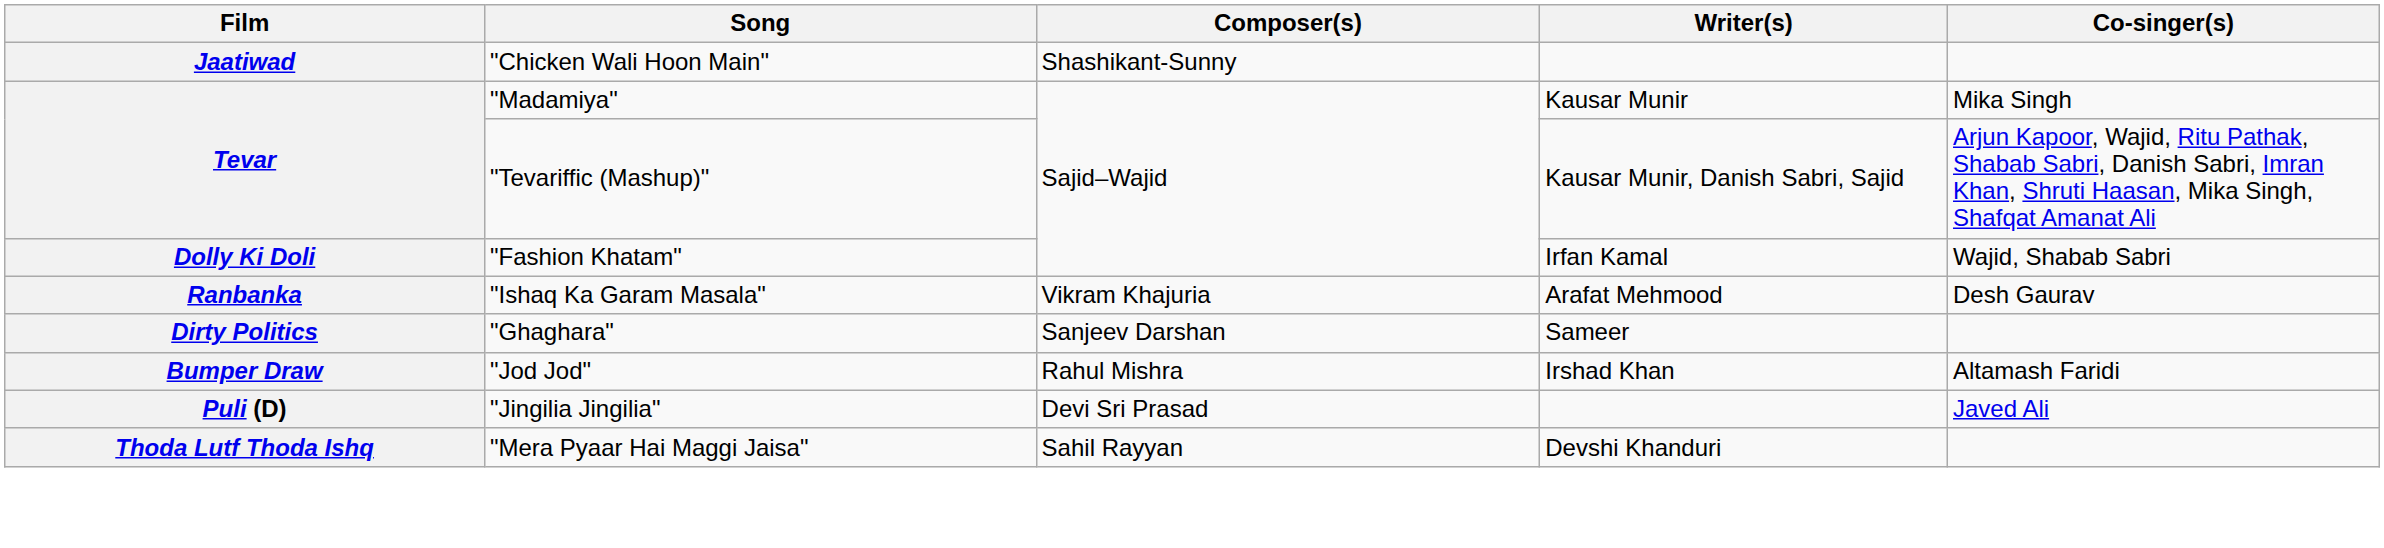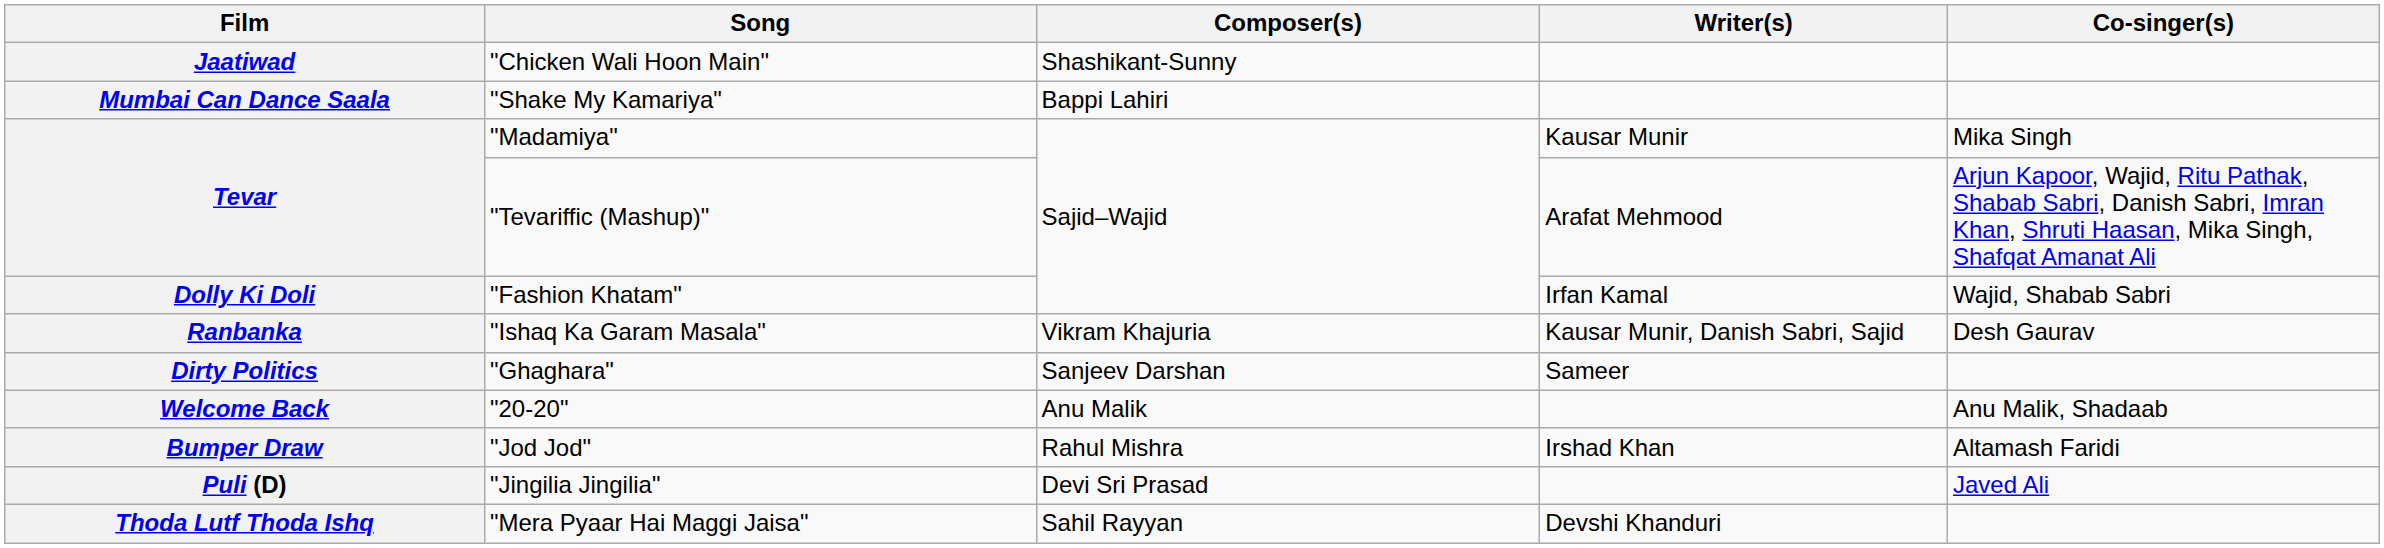+ row: (245, 99)
(1725, 178) Kausar Munir, Danish Sabri, Sajid -> (1634, 216) Arafat Mehmood
(1634, 294) Arafat Mehmood -> (1725, 332) Kausar Munir, Danish Sabri, Sajid
+ row: (245, 409)
